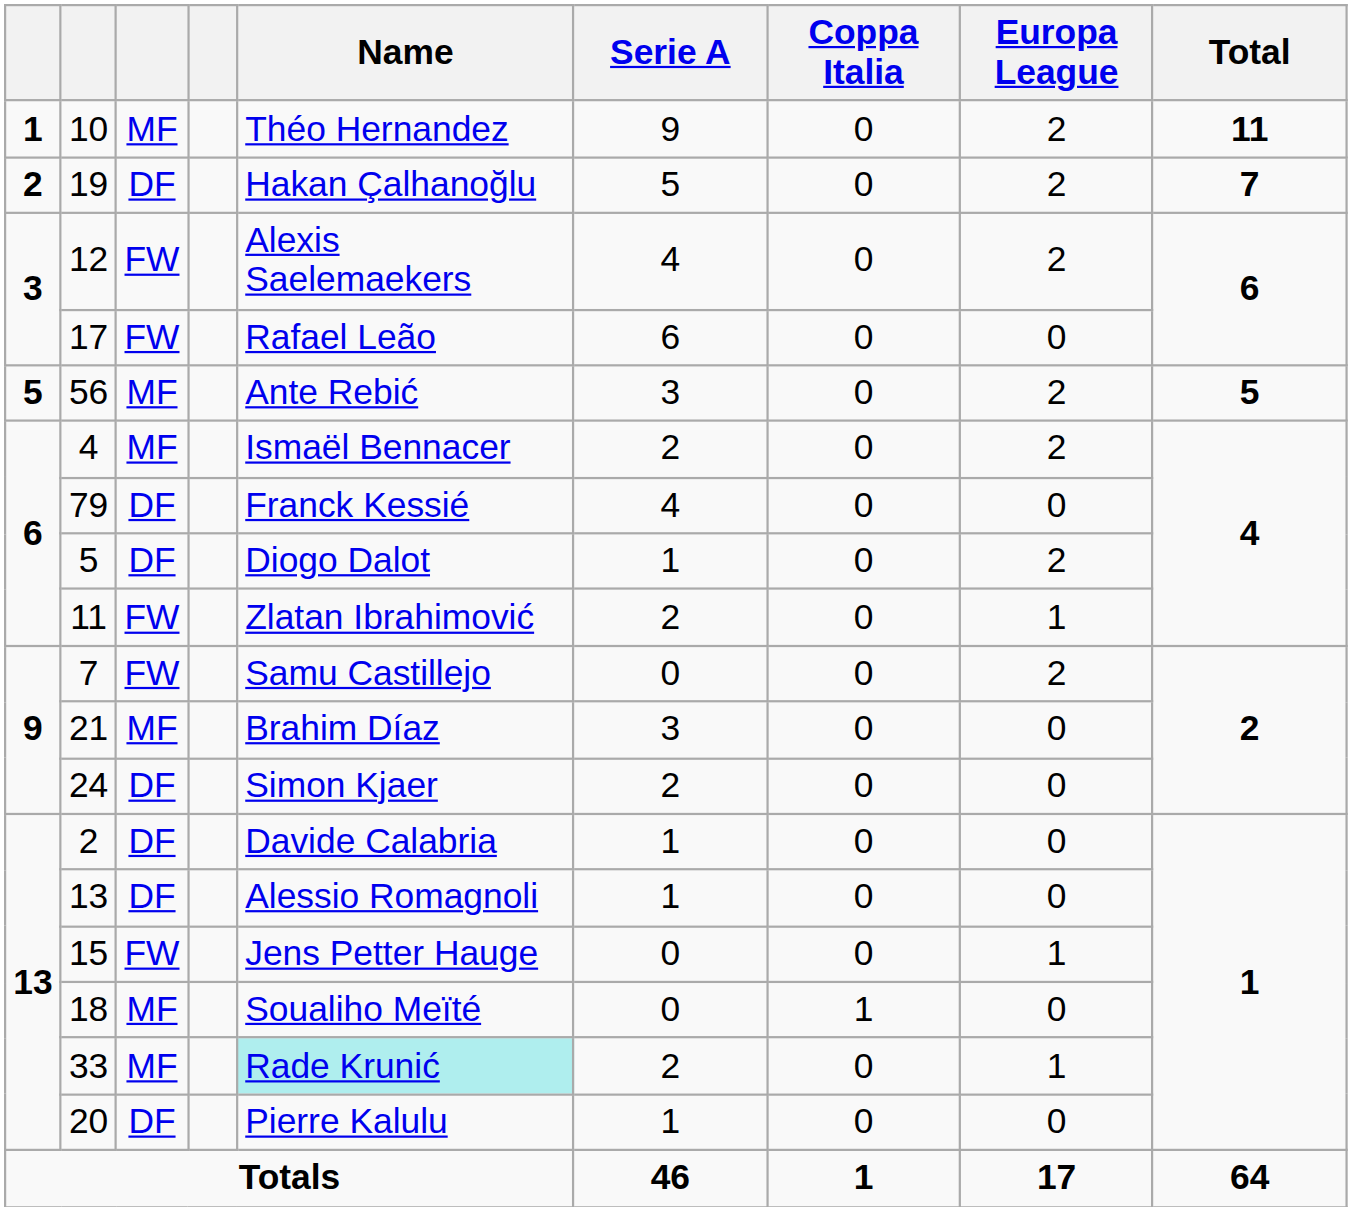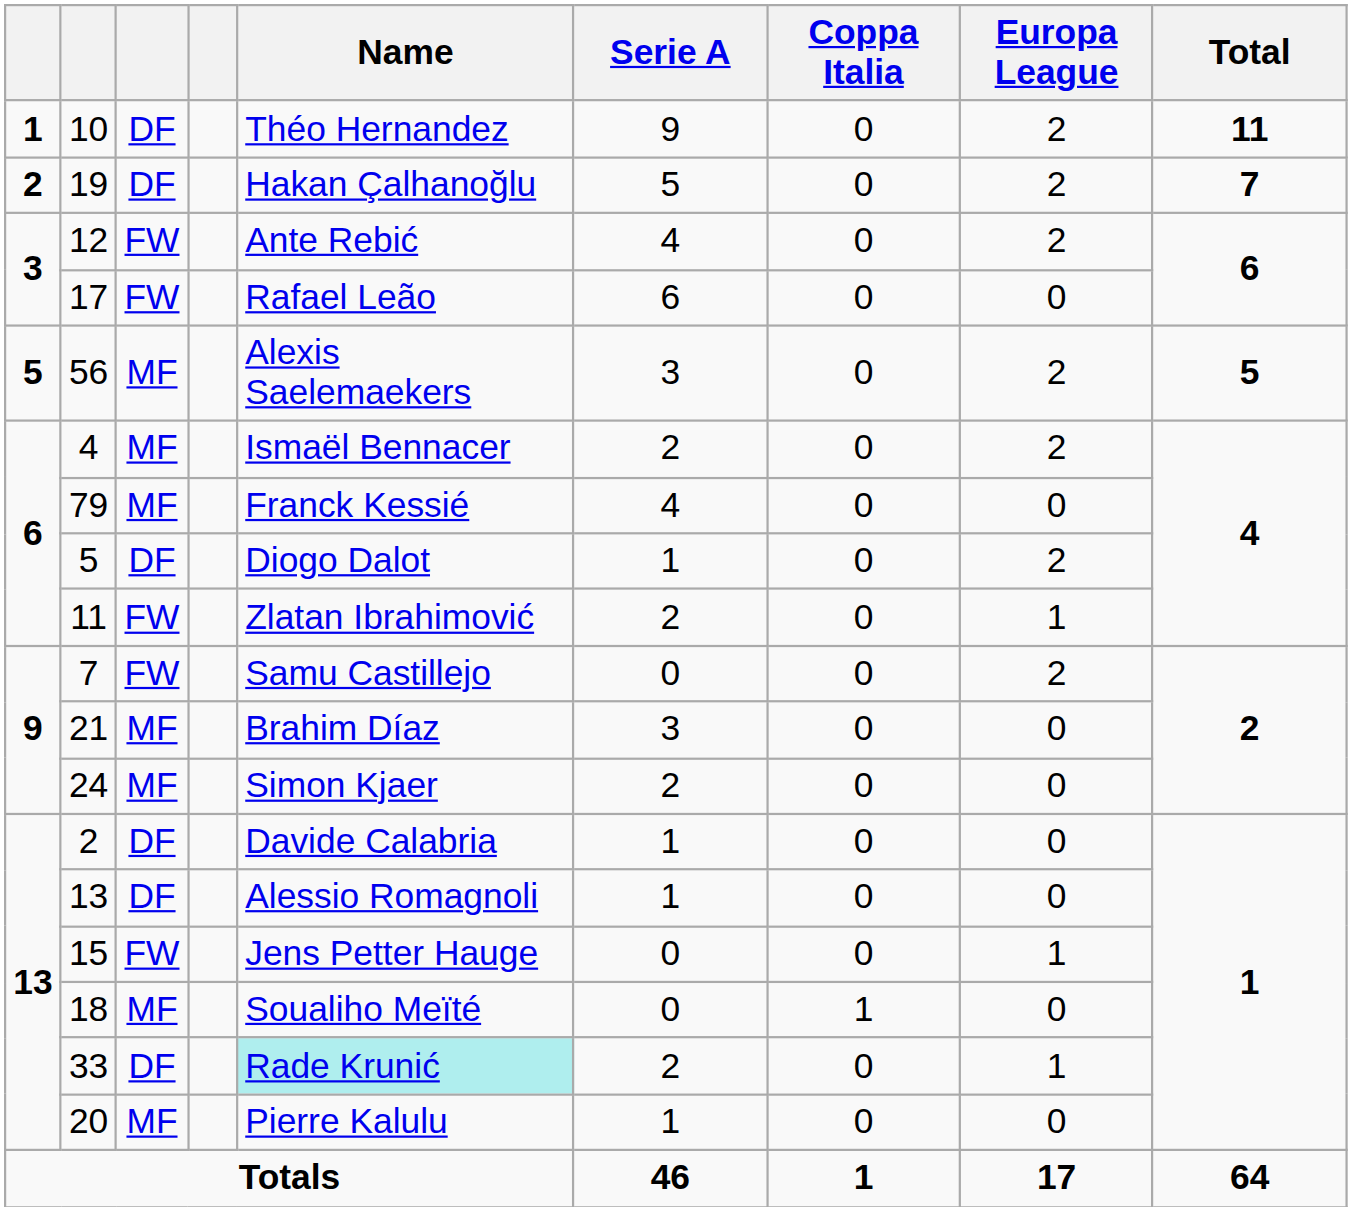(152, 128) MF -> (152, 128) DF
(358, 260) Alexis Saelemaekers -> (332, 240) Ante Rebić
(332, 392) Ante Rebić -> (358, 372) Alexis Saelemaekers
(152, 504) DF -> (152, 504) MF
(152, 785) DF -> (152, 785) MF
(152, 1065) MF -> (152, 1065) DF
(152, 1121) DF -> (152, 1121) MF
